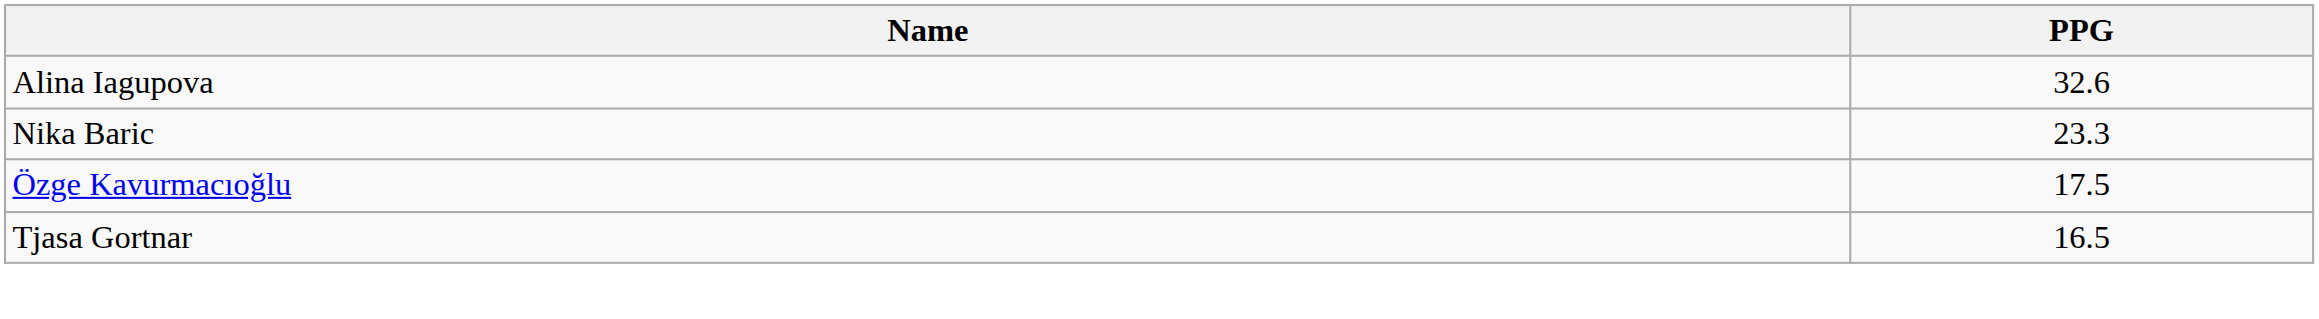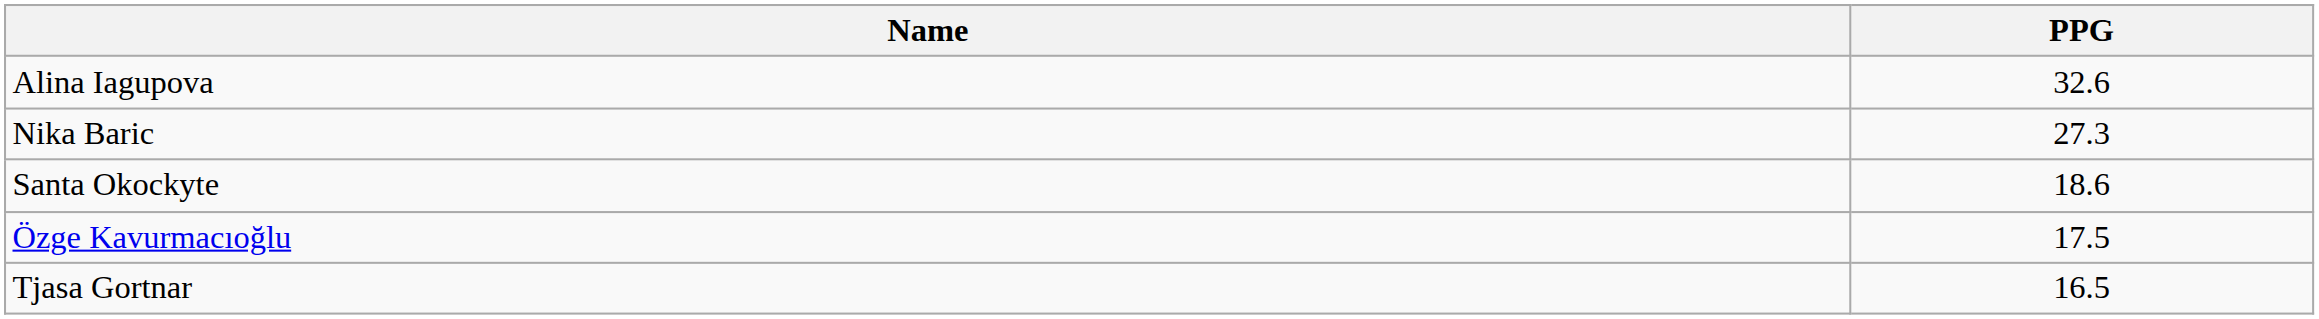(2082, 133) 23.3 -> (2082, 133) 27.3
+ row: (116, 184)
